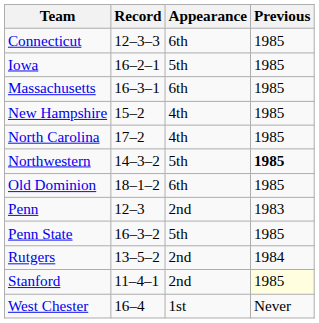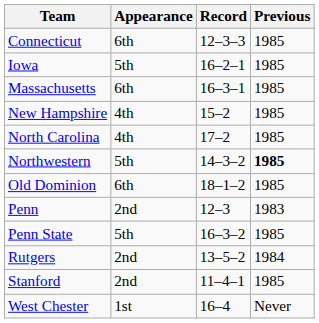columns swapped: (138, 16) <-> (208, 16)
(269, 281) lightyellow background -> (269, 281) no background
